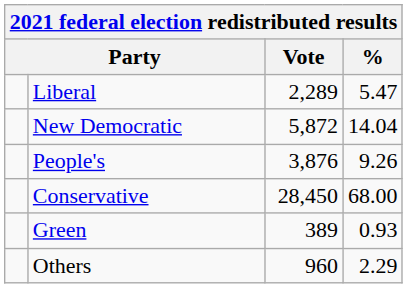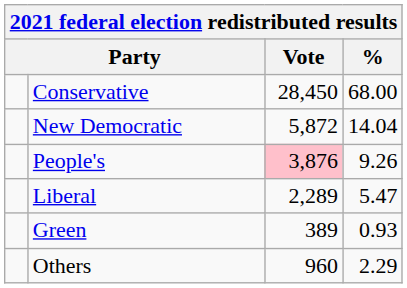rows swapped: (91, 195) <-> (65, 91)
(313, 160) no background -> (313, 160) pink background
